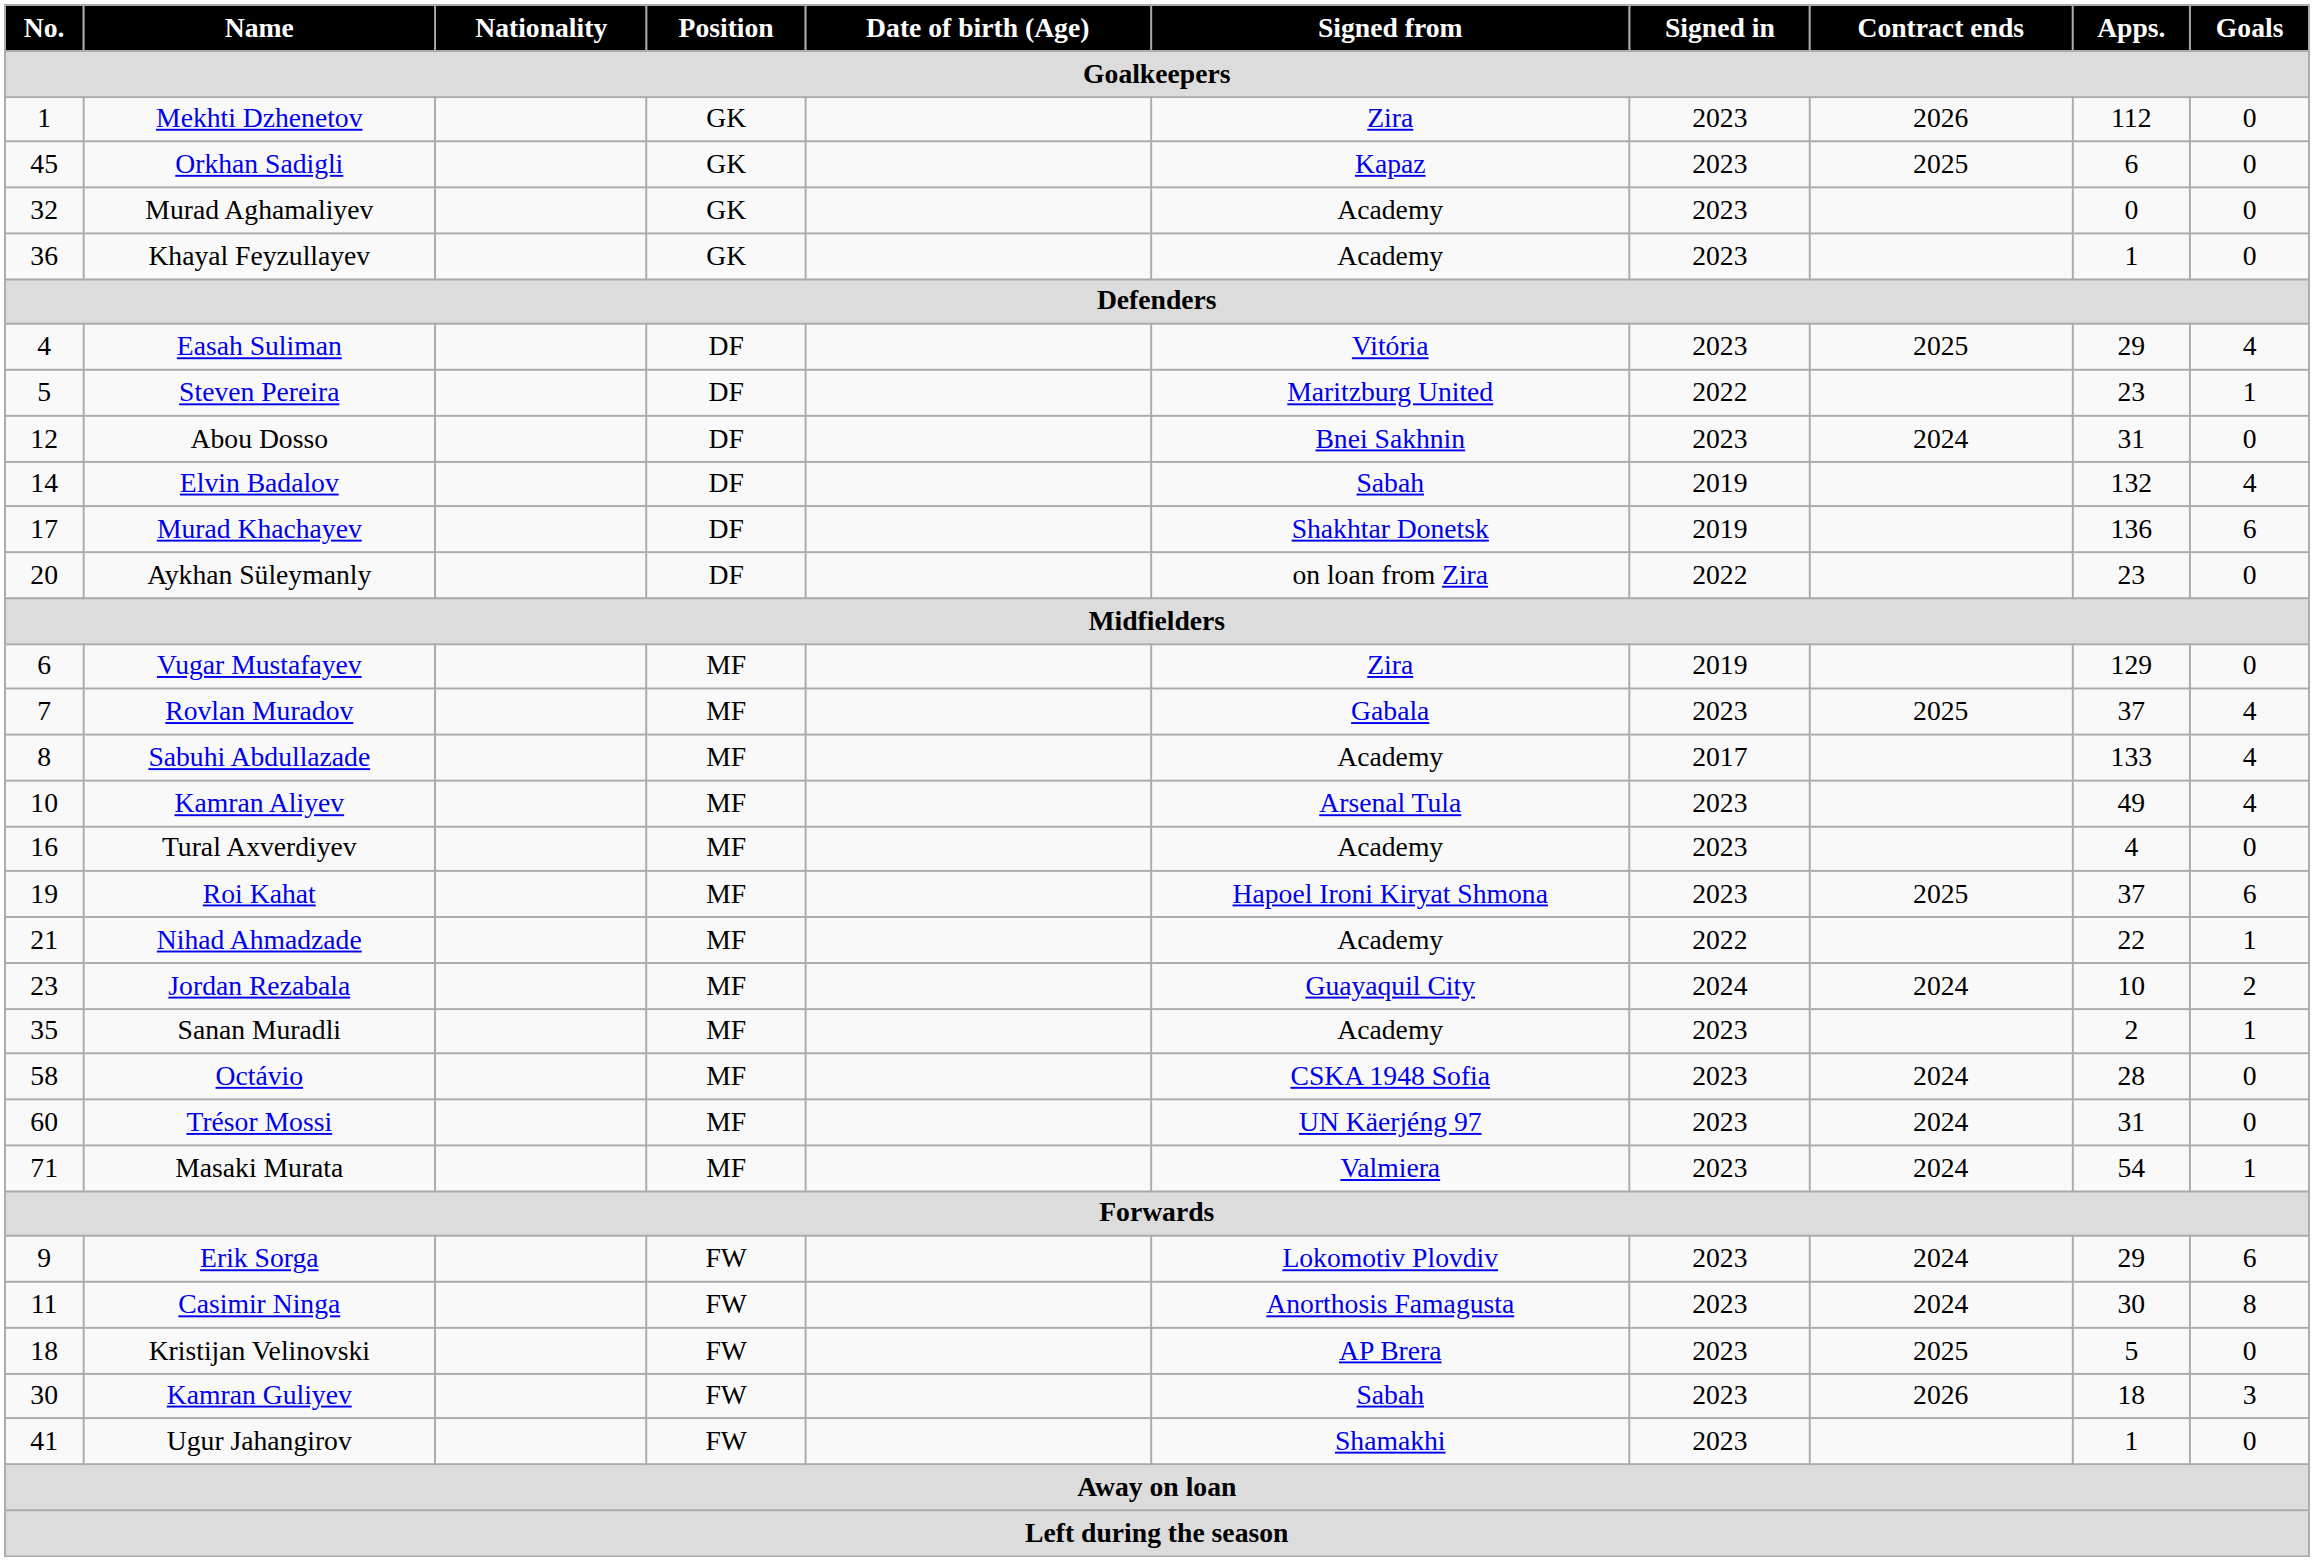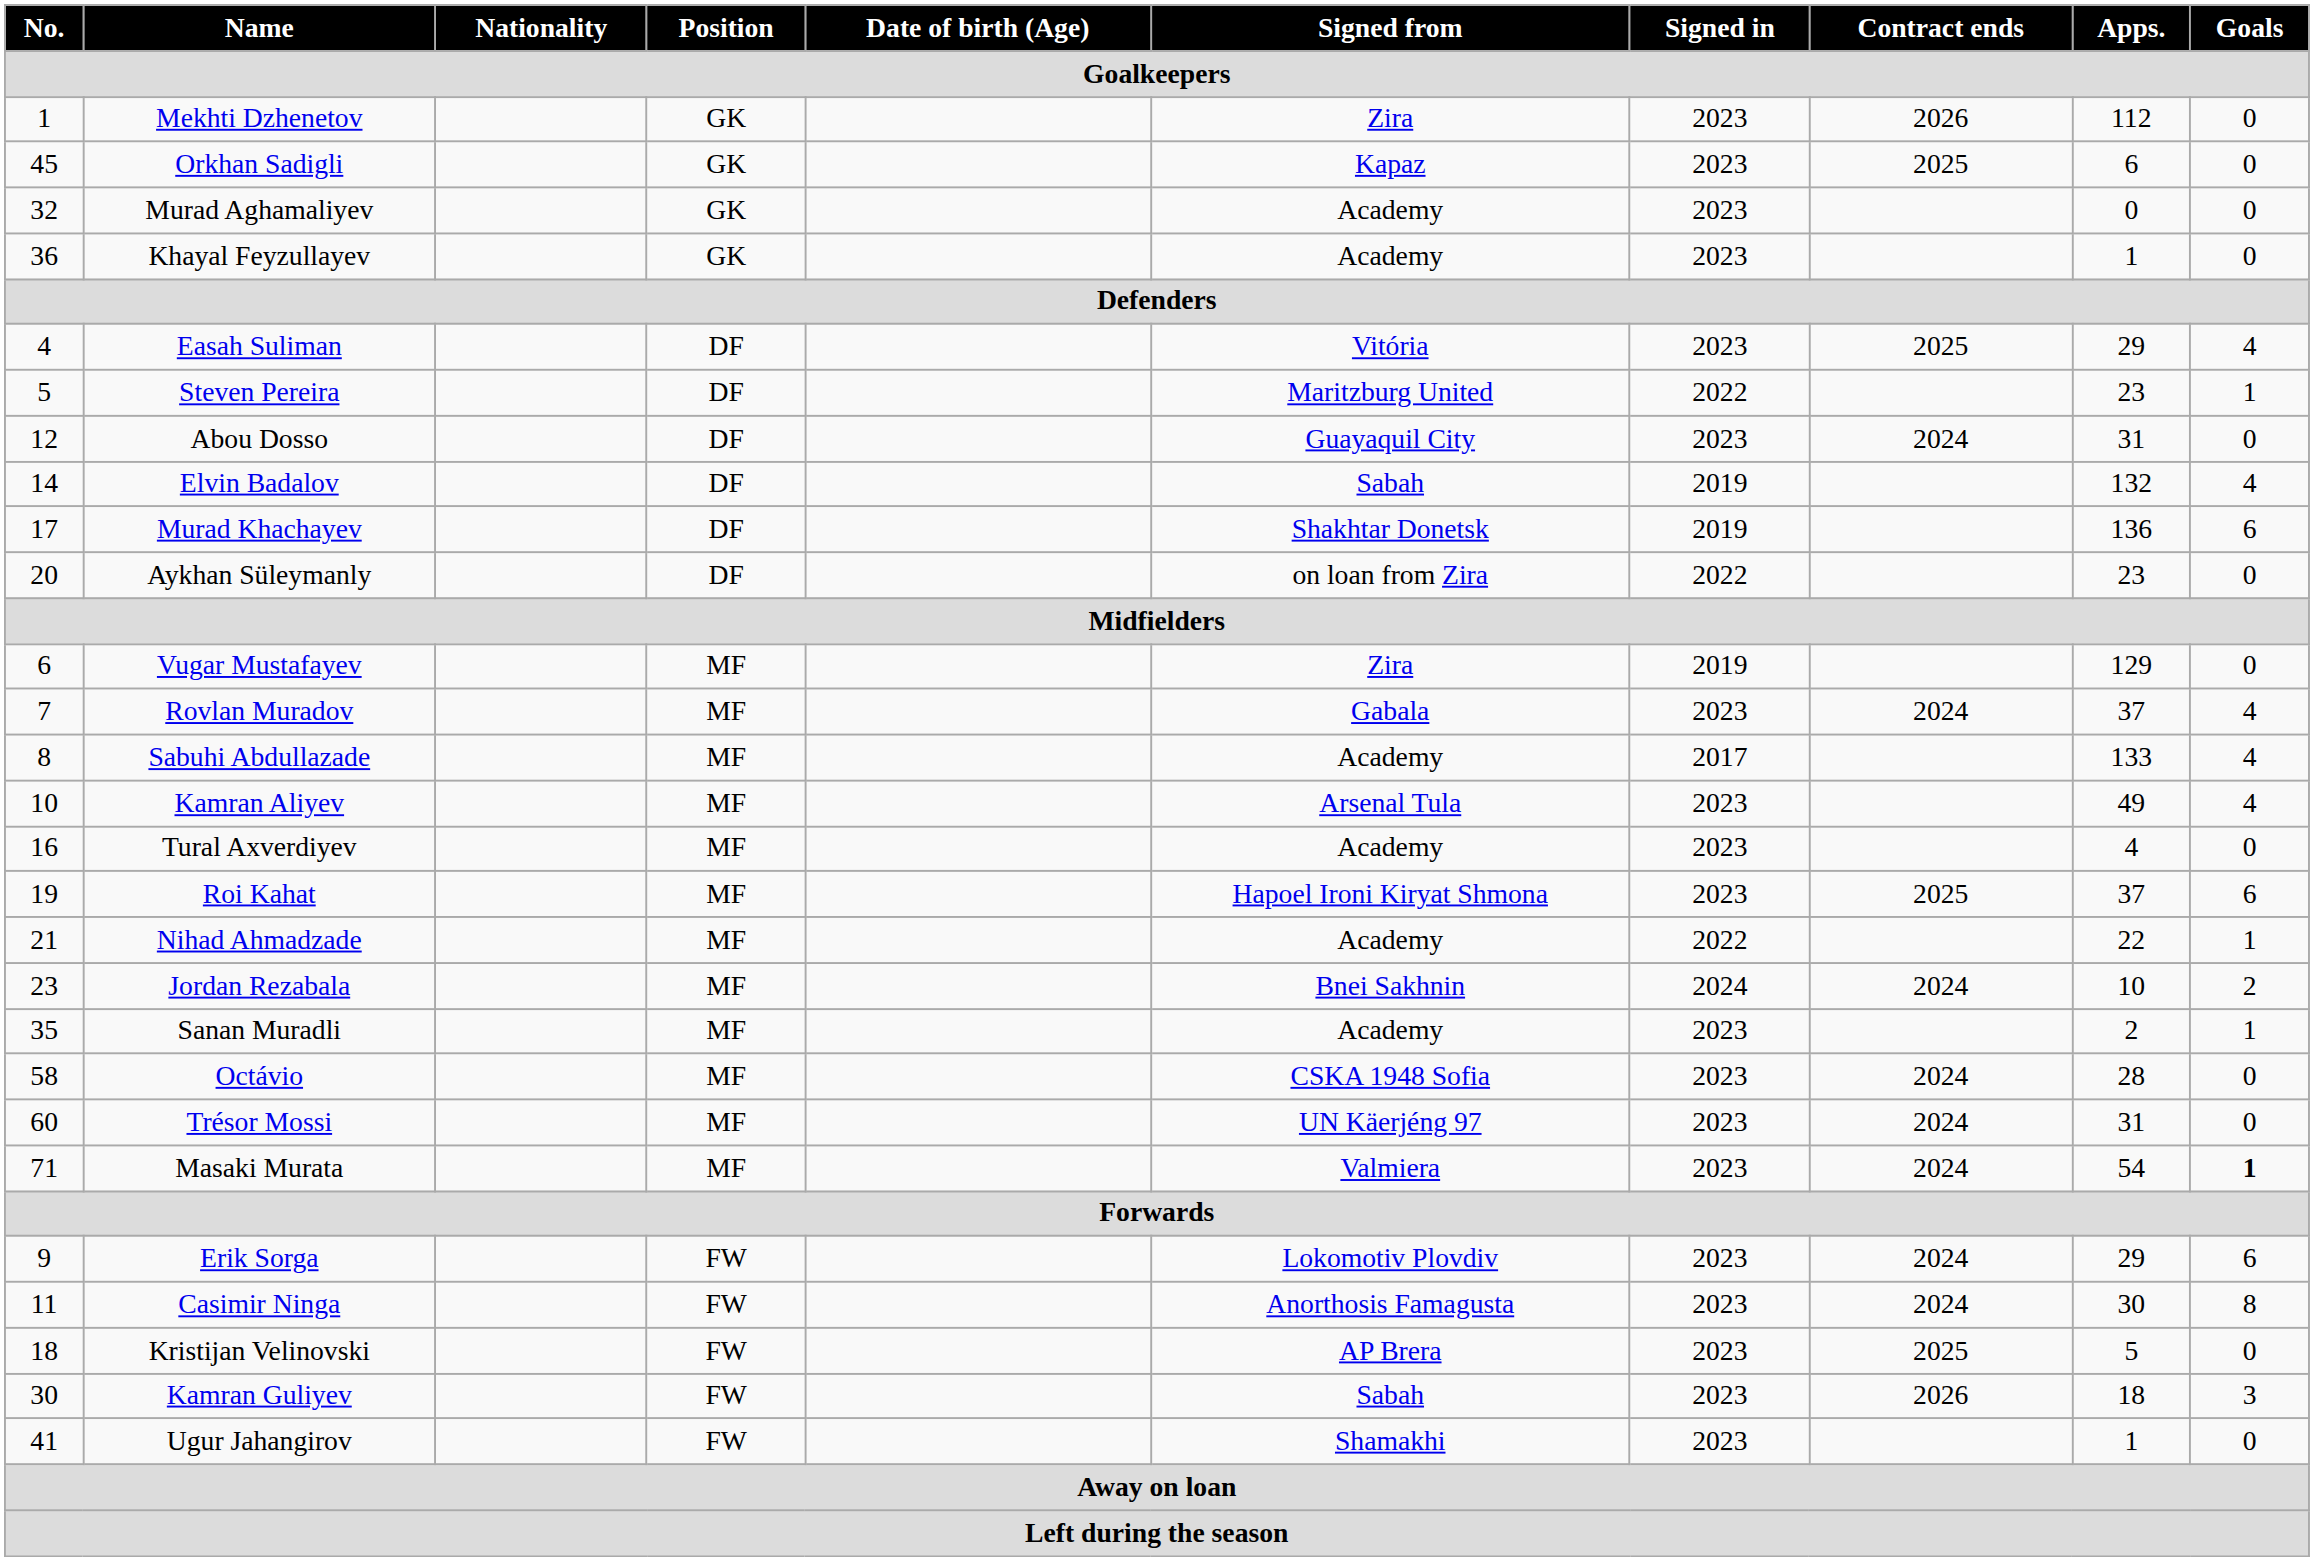(1390, 438) Bnei Sakhnin -> (1390, 438) Guayaquil City
(1941, 711) 2025 -> (1941, 711) 2024
(1390, 985) Guayaquil City -> (1390, 985) Bnei Sakhnin
(2250, 1167) normal -> (2250, 1167) bold
